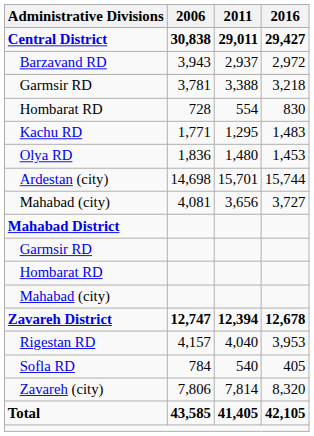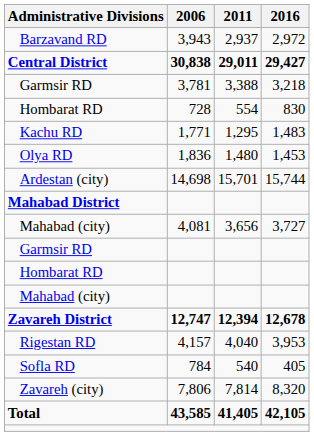rows swapped: (58, 39) <-> (63, 62)
rows swapped: (65, 202) <-> (64, 226)
